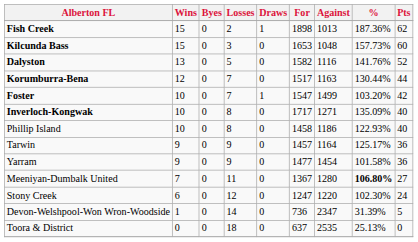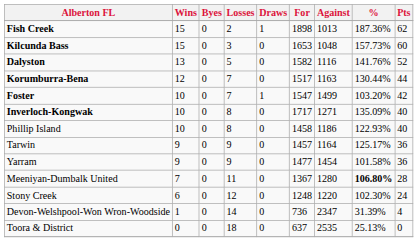(402, 178) 27 -> (402, 178) 28
(302, 195) 1247 -> (302, 195) 1248
(400, 211) 5 -> (400, 211) 4
